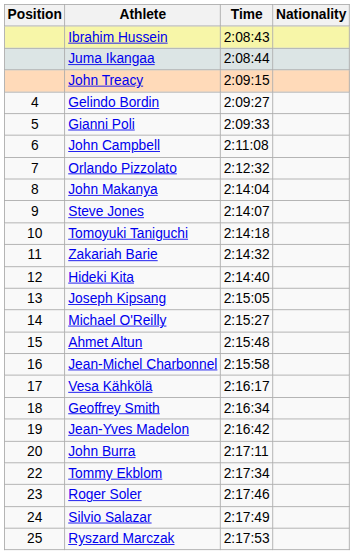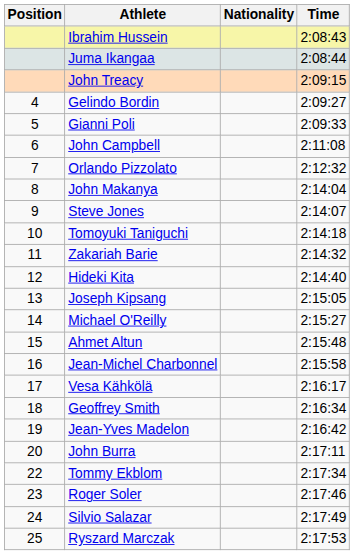columns swapped: (311, 15) <-> (247, 15)
